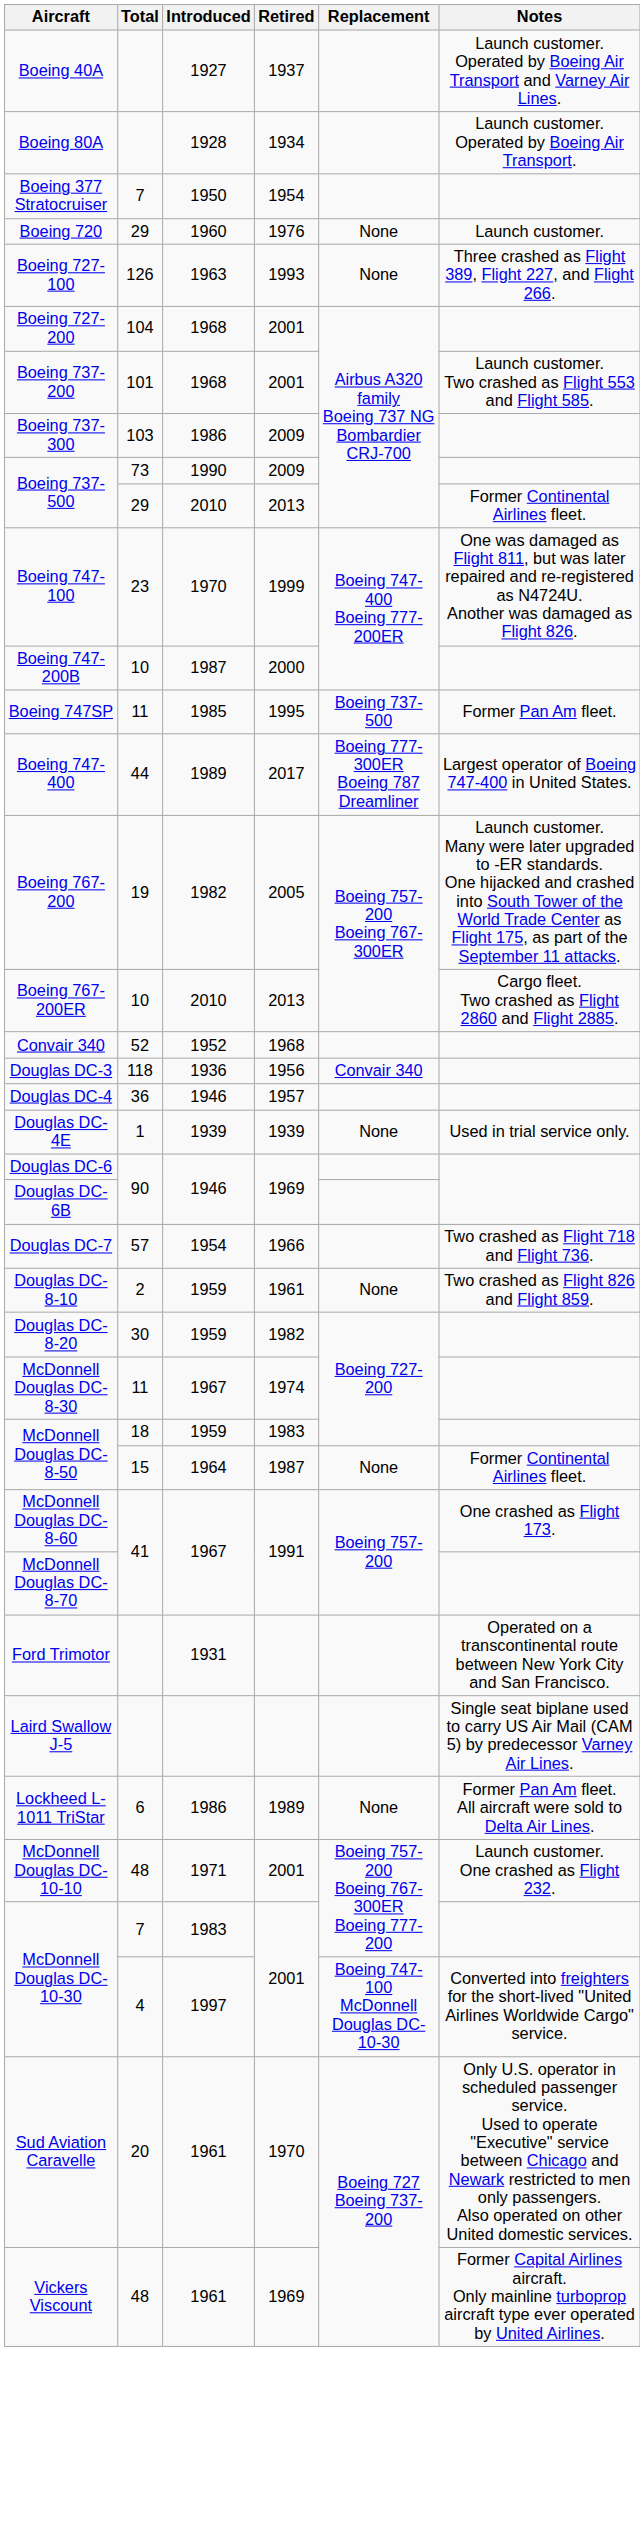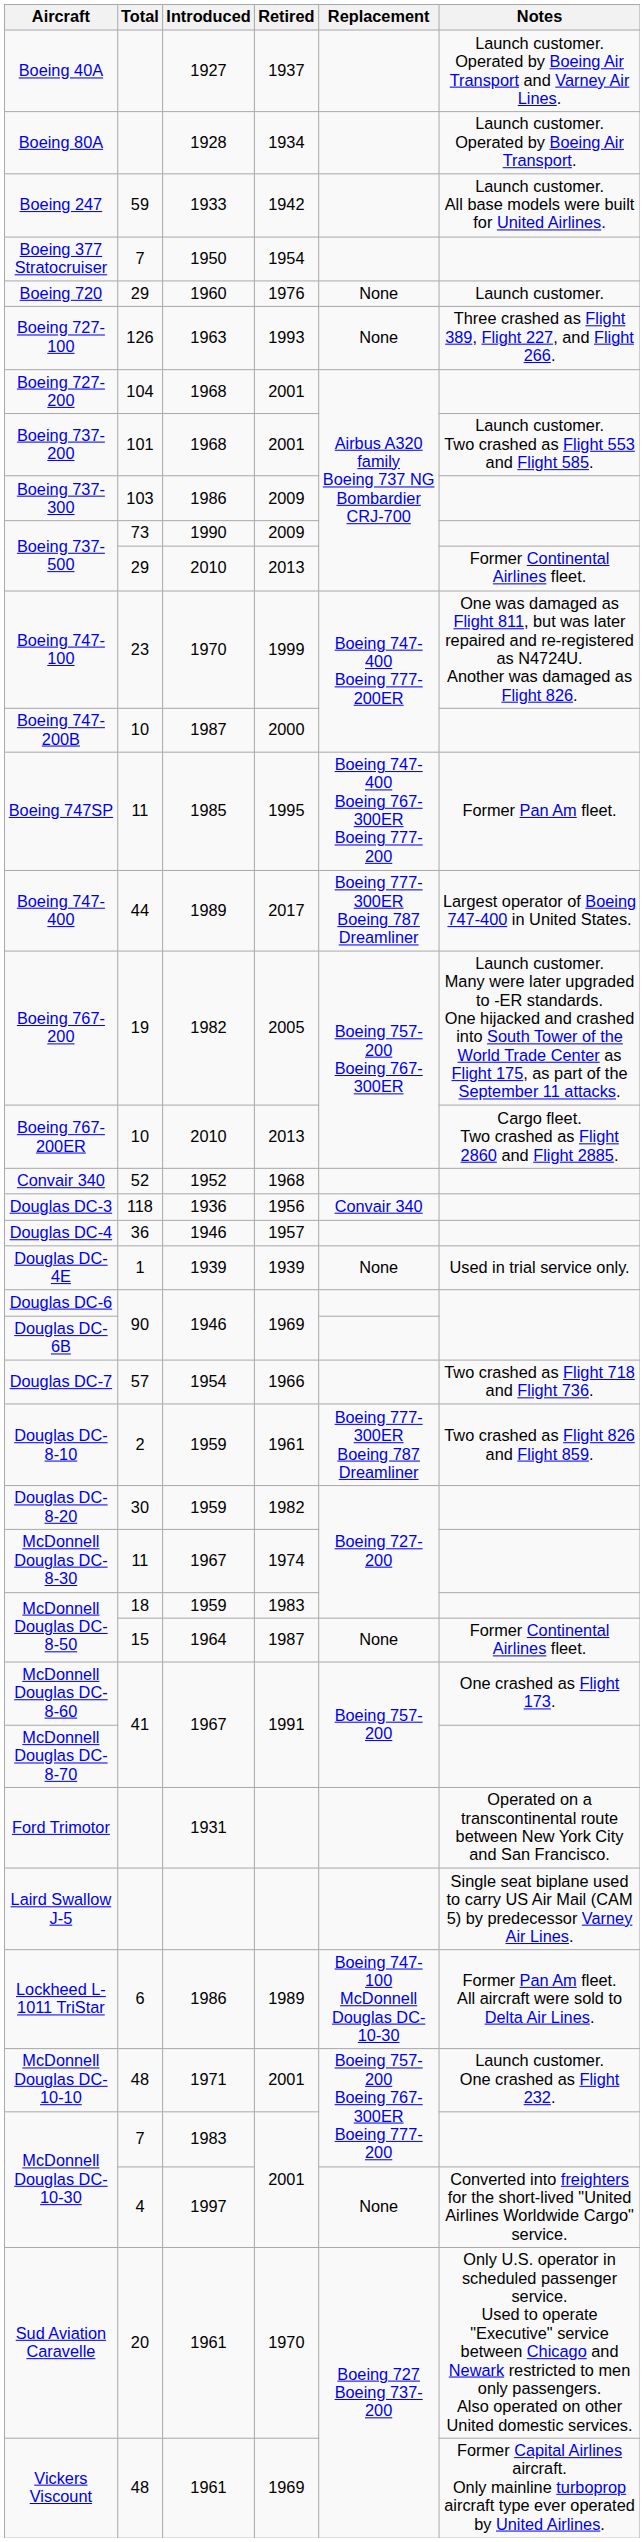+ row: (61, 205)
(379, 711) Boeing 737-500 -> (379, 811) Boeing 747-400 Boeing 767-300ER Boeing 777-200
(379, 1290) None -> (379, 1444) Boeing 777-300ER Boeing 787 Dreamliner
(379, 1807) None -> (379, 1999) Boeing 747-100 McDonnell Douglas DC-10-30
(379, 2006) Boeing 747-100 McDonnell Douglas DC-10-30 -> (379, 2206) None
